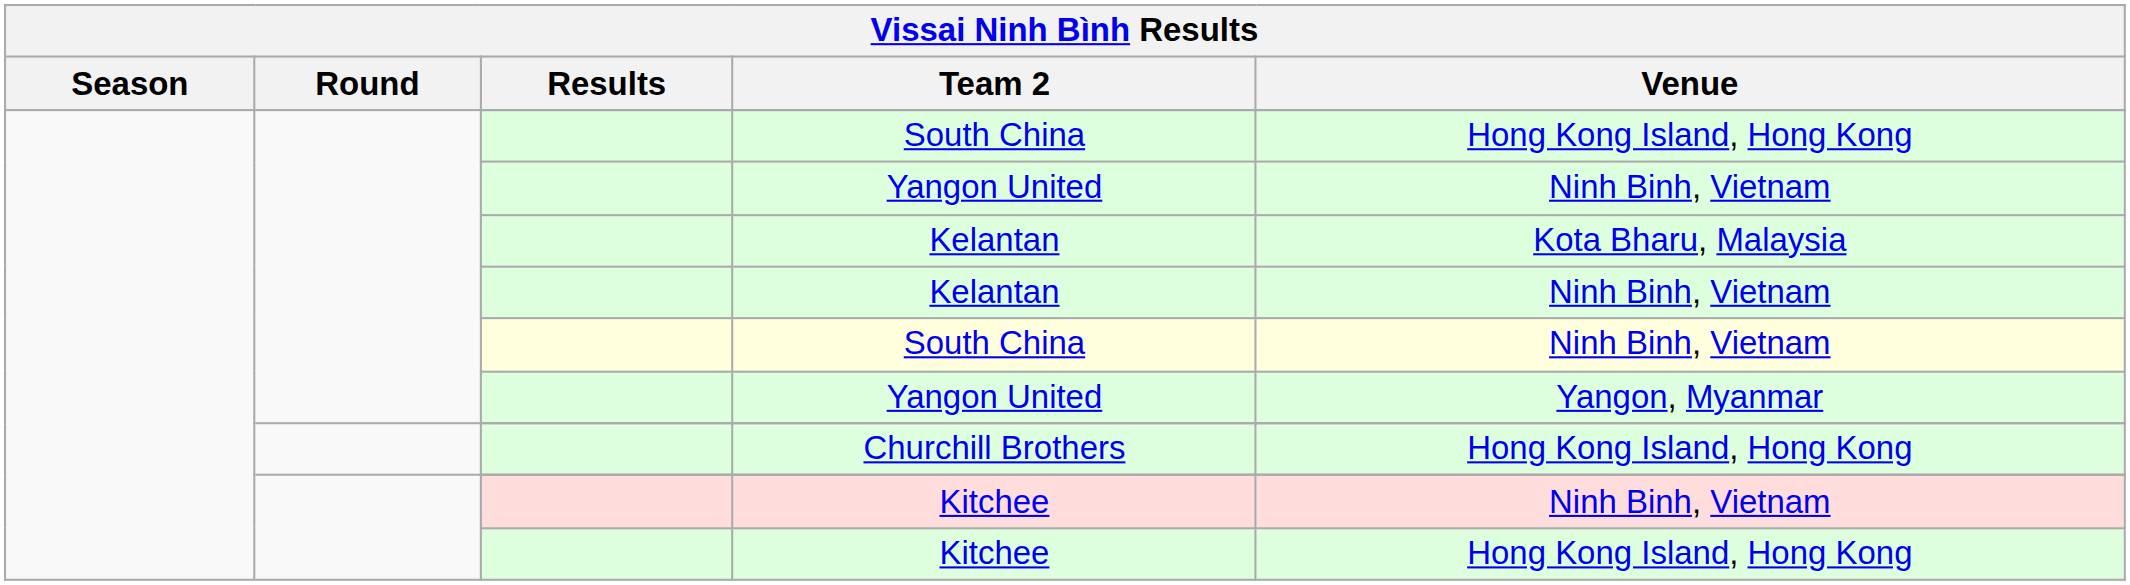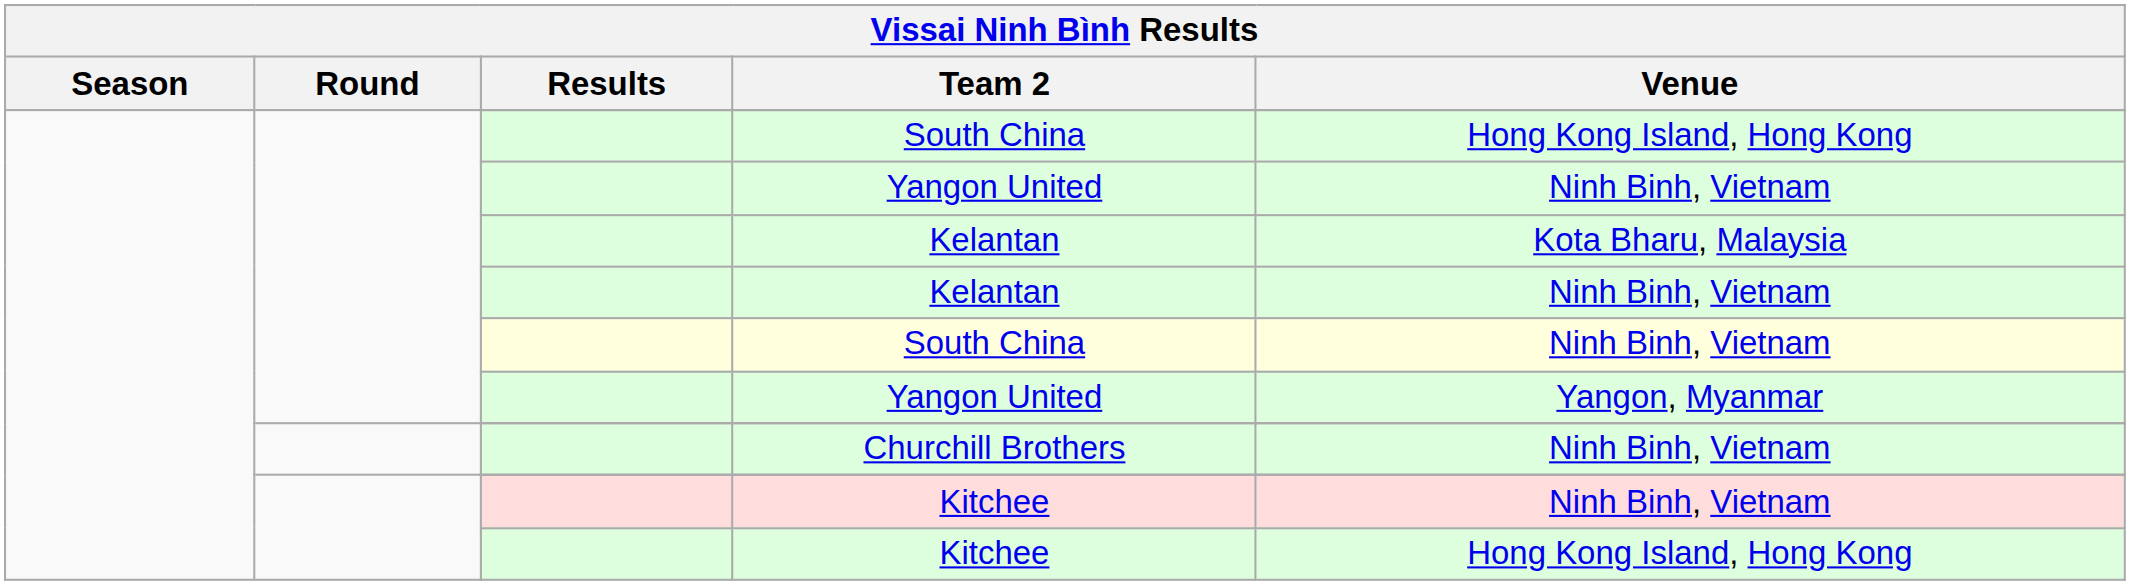(1690, 448) Hong Kong Island, Hong Kong -> (1690, 448) Ninh Binh, Vietnam
